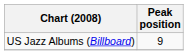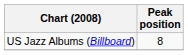(160, 41) 9 -> (160, 41) 8
